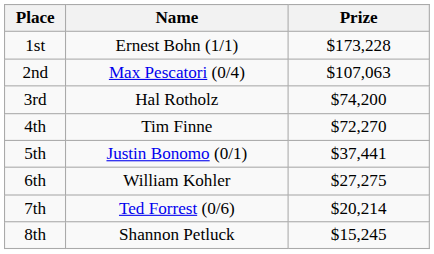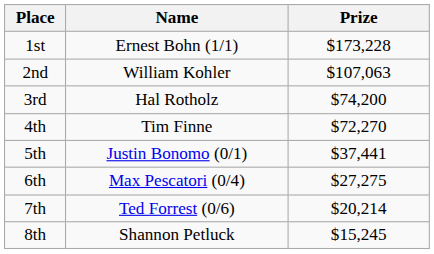(177, 72) Max Pescatori (0/4) -> (177, 72) William Kohler
(177, 180) William Kohler -> (177, 180) Max Pescatori (0/4)
